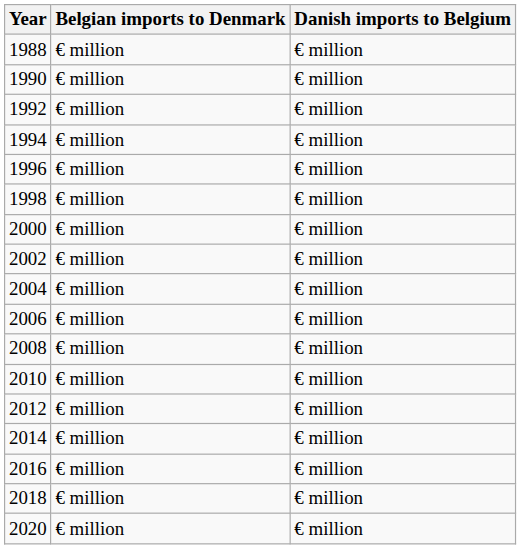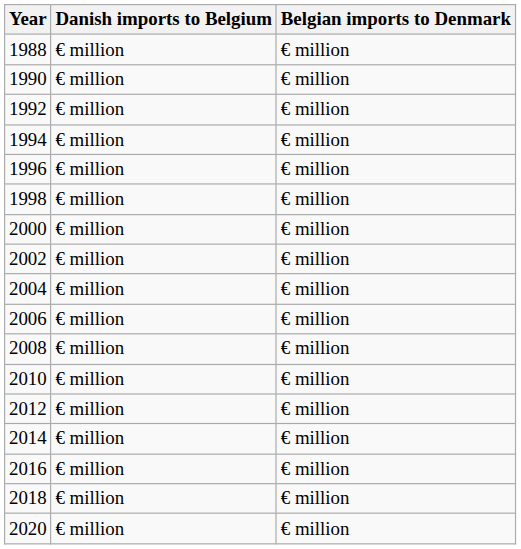columns swapped: (171, 19) <-> (403, 19)
